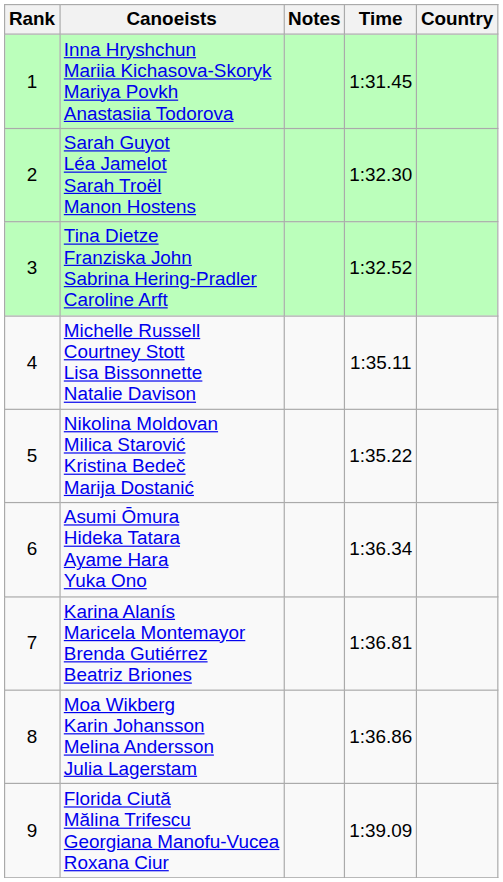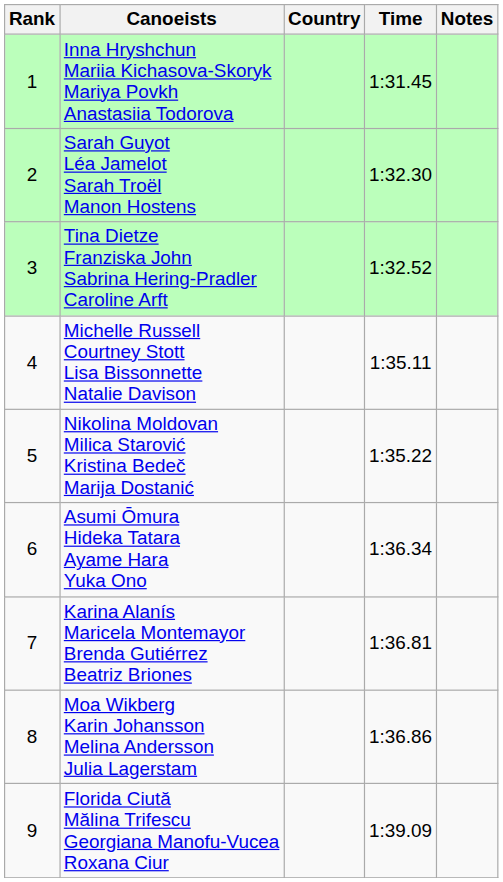columns swapped: (457, 19) <-> (314, 19)
